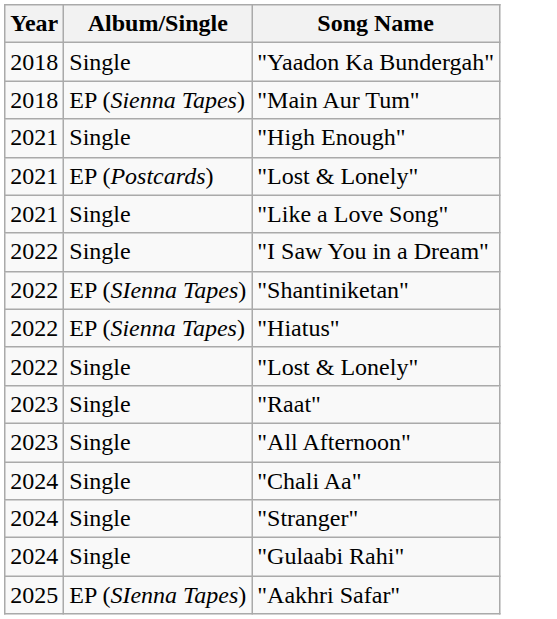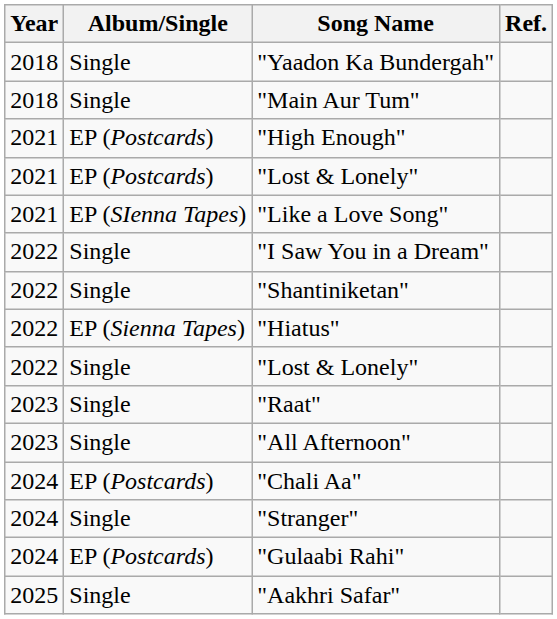+ column: (526, 23)
(157, 99) EP (Sienna Tapes) -> (100, 99) Single
(100, 137) Single -> (141, 137) EP (Postcards)
(100, 213) Single -> (158, 213) EP (SIenna Tapes)
(158, 289) EP (SIenna Tapes) -> (100, 289) Single
(100, 480) Single -> (141, 480) EP (Postcards)
(100, 556) Single -> (141, 556) EP (Postcards)
(158, 594) EP (SIenna Tapes) -> (100, 594) Single
